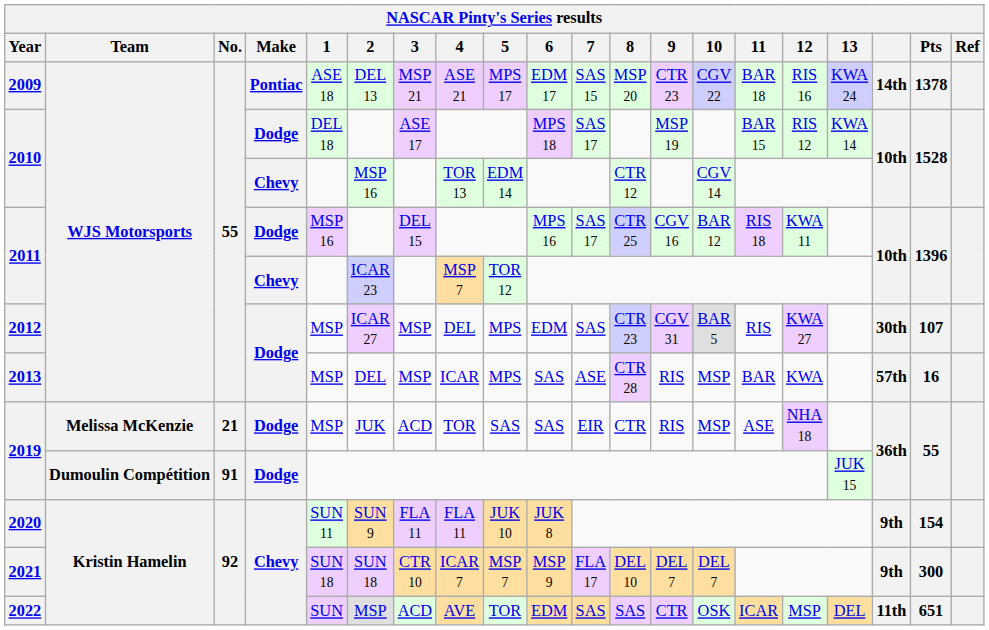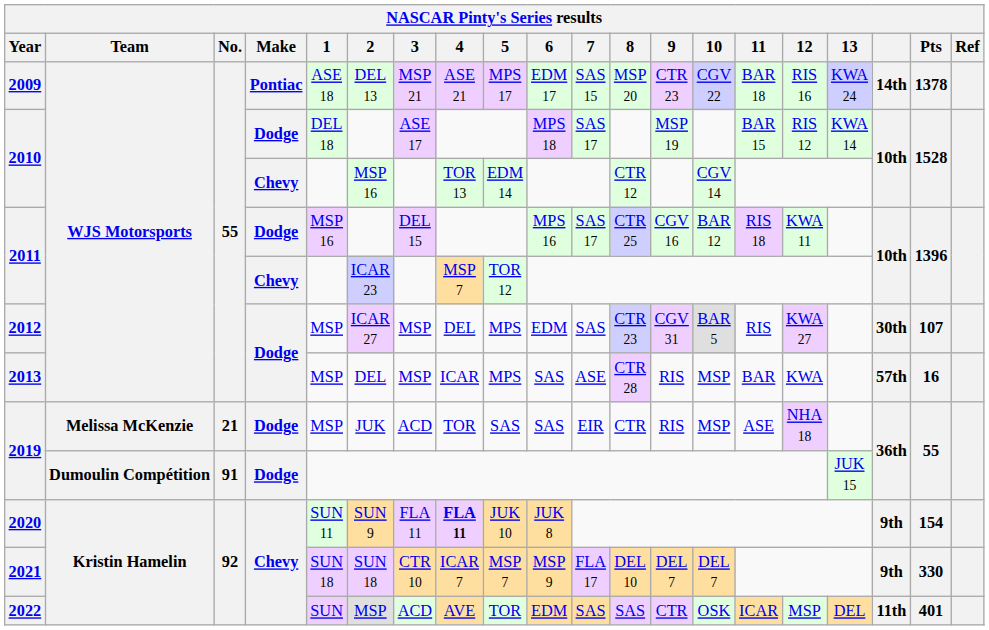(460, 522) normal -> (460, 523) bold
(931, 571) 300 -> (931, 571) 330
(931, 610) 651 -> (931, 610) 401
